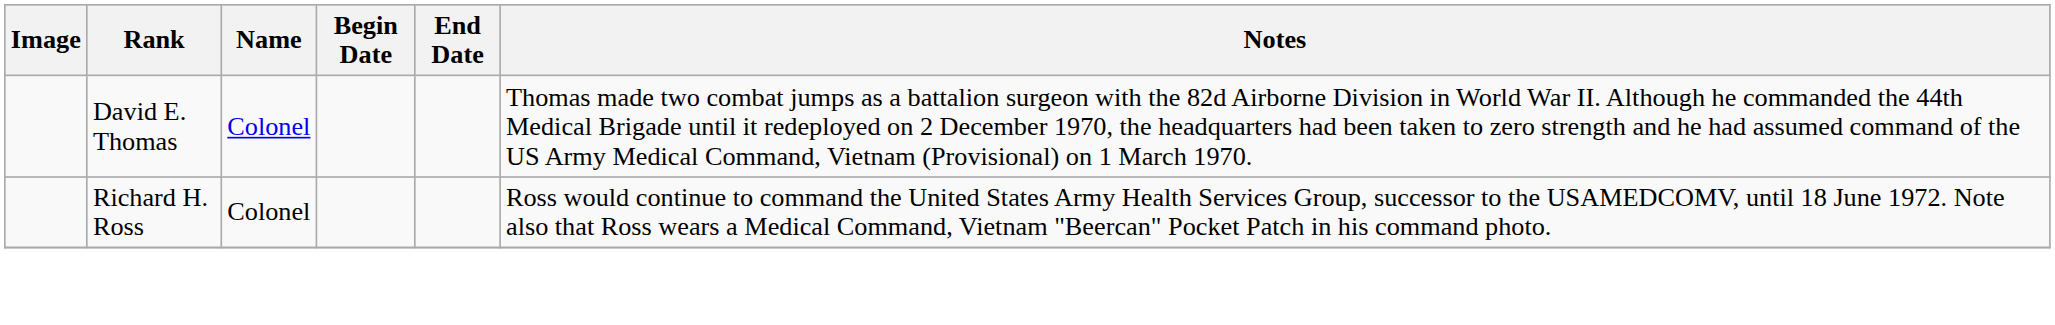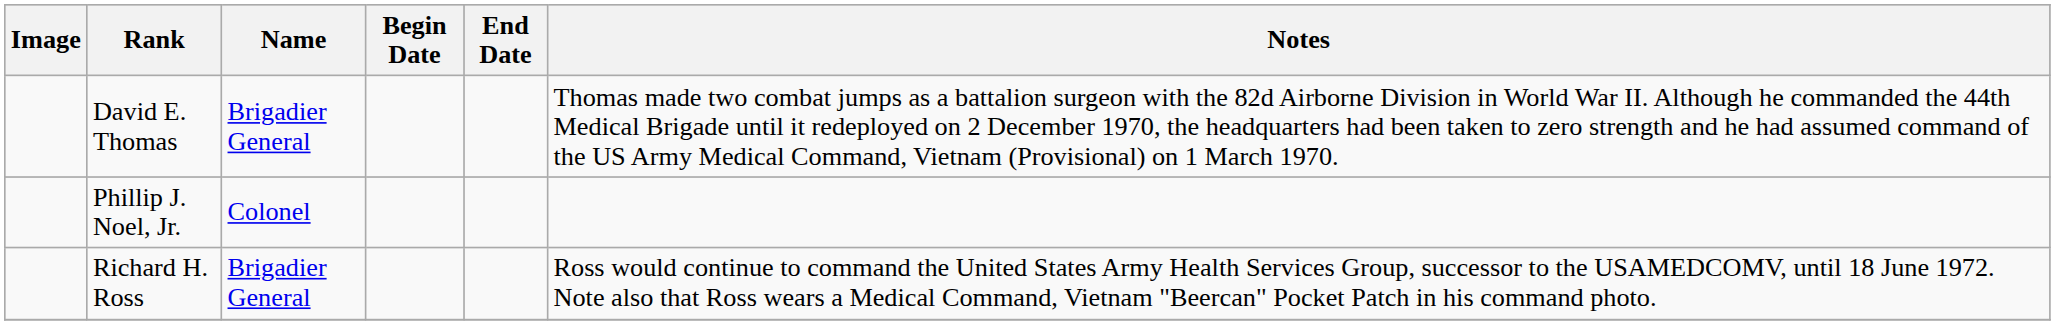(269, 125) Colonel -> (277, 125) Brigadier General
+ row: (140, 211)
(269, 211) Colonel -> (277, 282) Brigadier General
